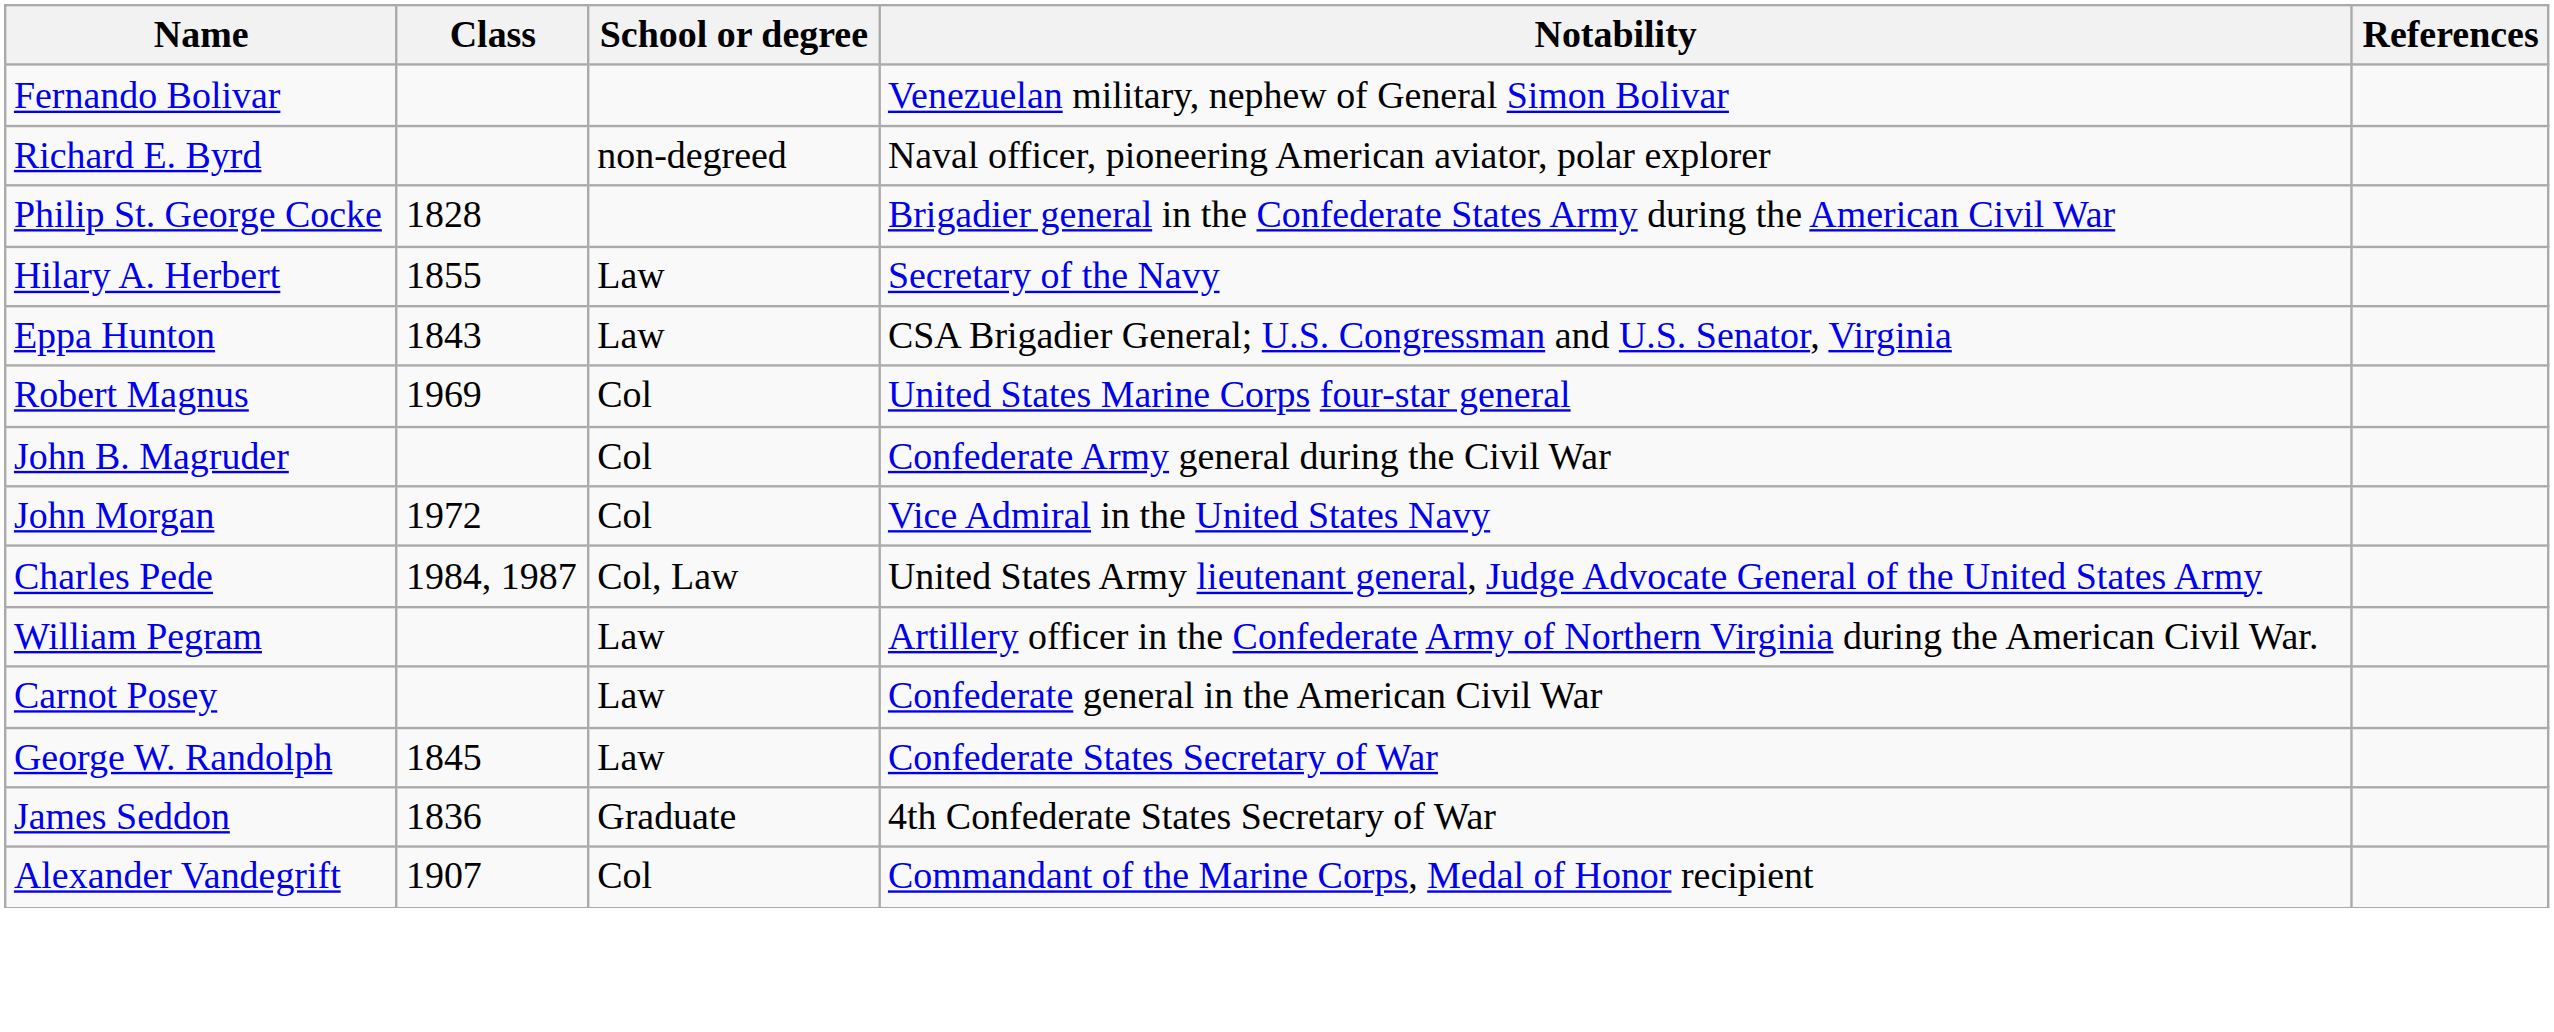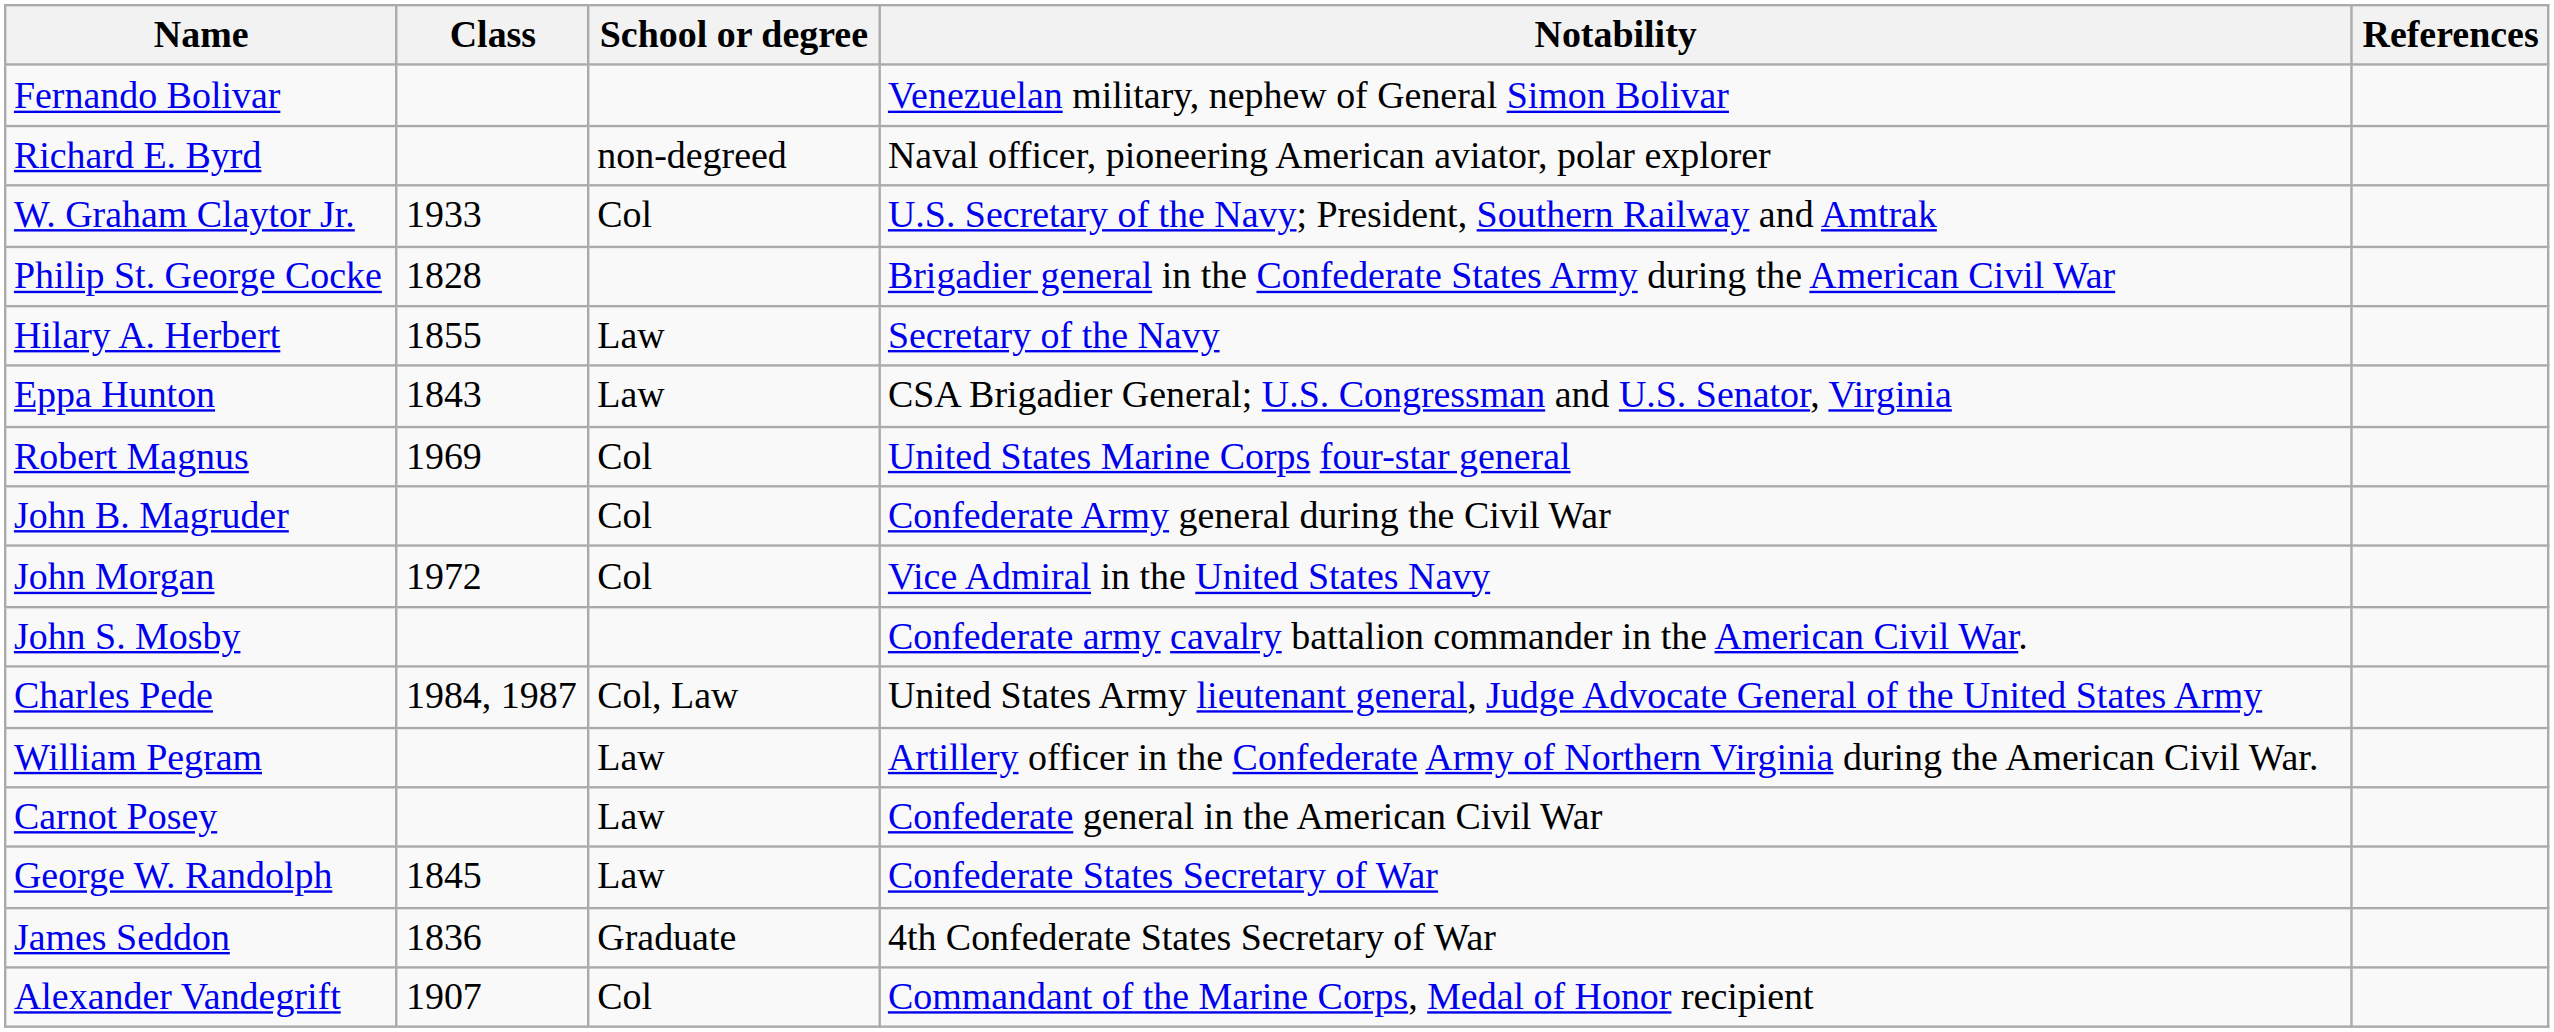+ row: (184, 214)
+ row: (127, 635)
